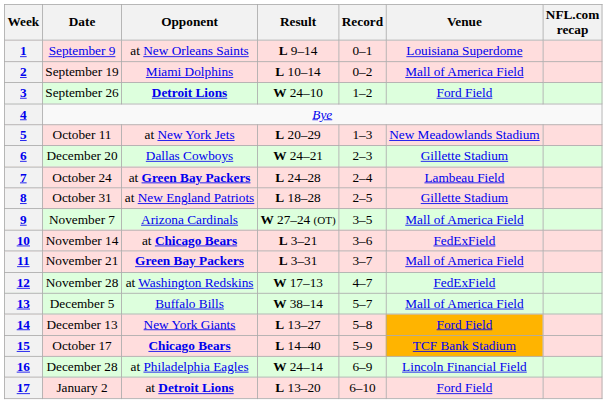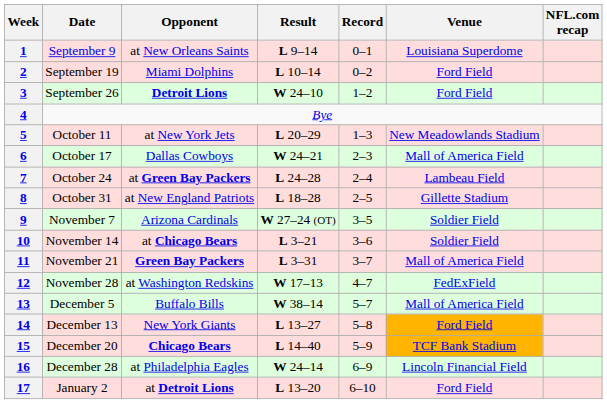(464, 72) Mall of America Field -> (464, 72) Ford Field
(82, 156) December 20 -> (82, 156) October 17
(464, 156) Gillette Stadium -> (464, 156) Mall of America Field
(464, 219) Mall of America Field -> (464, 219) Soldier Field
(464, 240) FedExField -> (464, 240) Soldier Field
(82, 345) October 17 -> (82, 345) December 20
